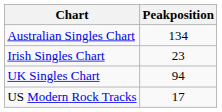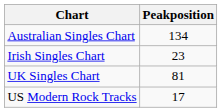(178, 76) 94 -> (178, 76) 81
